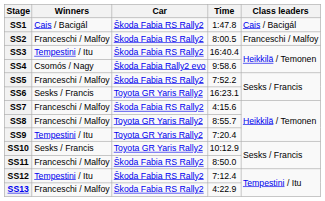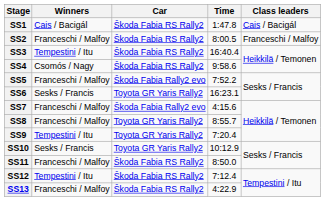(160, 66) Škoda Fabia Rally2 evo -> (159, 66) Škoda Fabia RS Rally2
(159, 79) Škoda Fabia RS Rally2 -> (160, 79) Škoda Fabia Rally2 evo
(159, 107) Škoda Fabia RS Rally2 -> (160, 107) Škoda Fabia Rally2 evo
